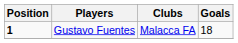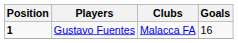(207, 30) 18 -> (207, 30) 16
